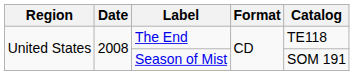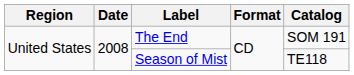(307, 37) TE118 -> (317, 37) SOM 191
(317, 59) SOM 191 -> (307, 59) TE118
